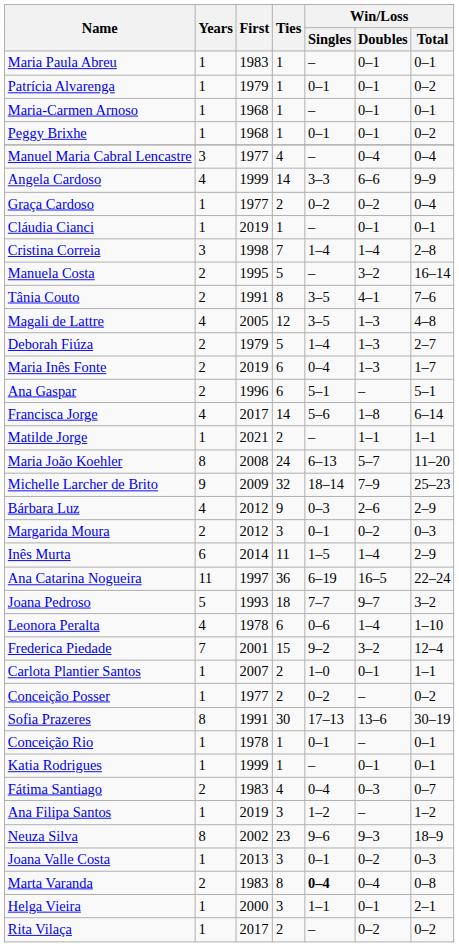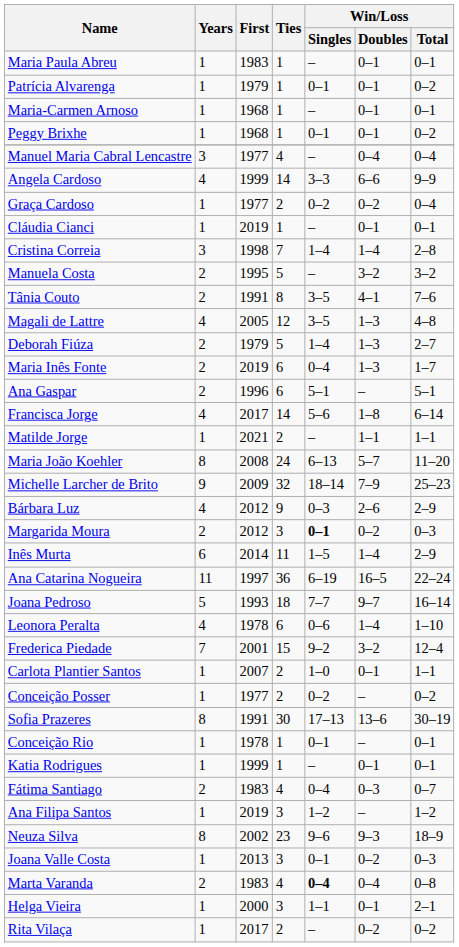(432, 273) 16–14 -> (425, 273) 3–2
(319, 531) normal -> (319, 531) bold
(425, 601) 3–2 -> (432, 601) 16–14
(279, 882) 8 -> (279, 882) 4
